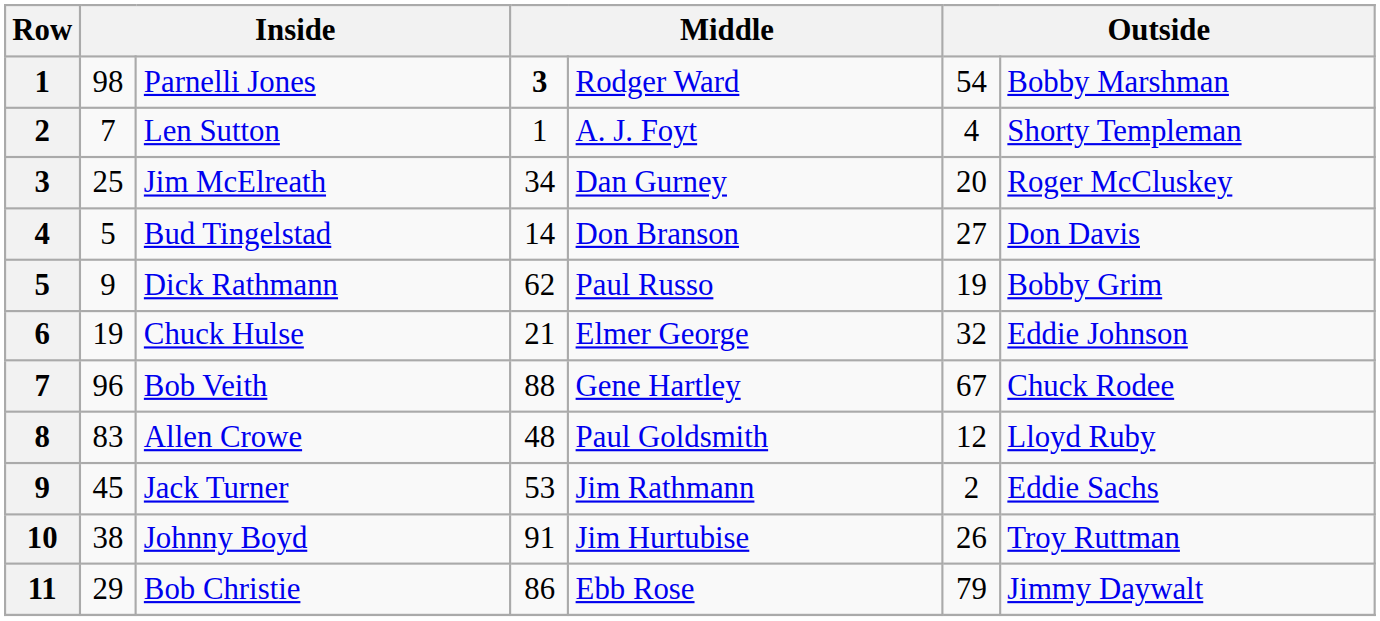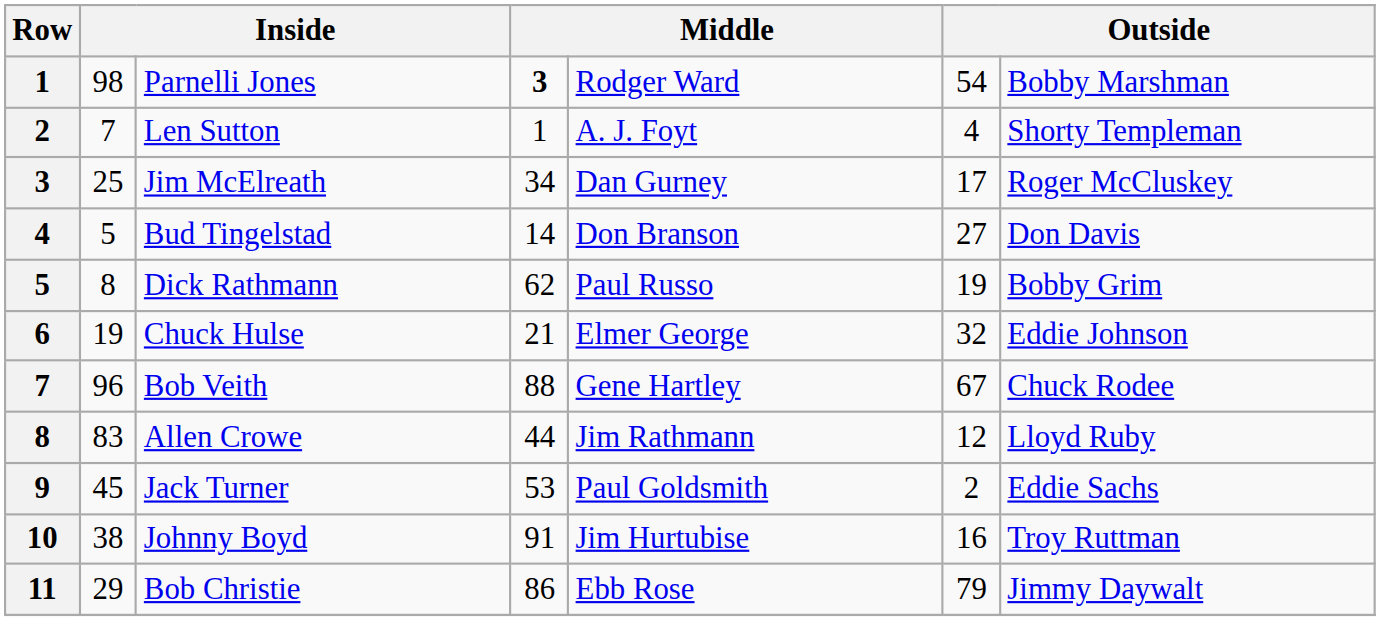(971, 182) 20 -> (971, 182) 17
(108, 284) 9 -> (108, 284) 8
(540, 436) 48 -> (540, 436) 44
(672, 436) Paul Goldsmith -> (665, 436) Jim Rathmann
(665, 487) Jim Rathmann -> (672, 487) Paul Goldsmith
(971, 538) 26 -> (971, 538) 16
